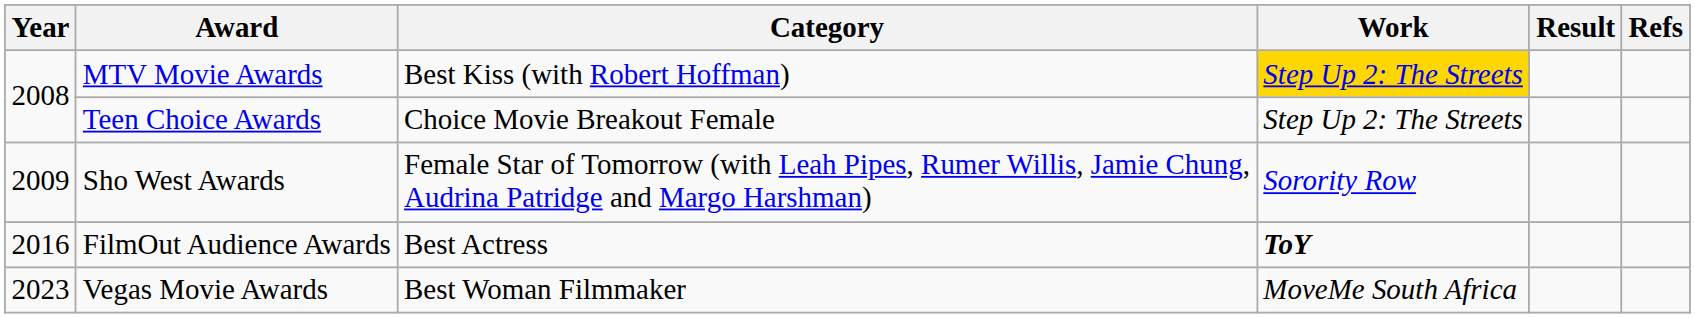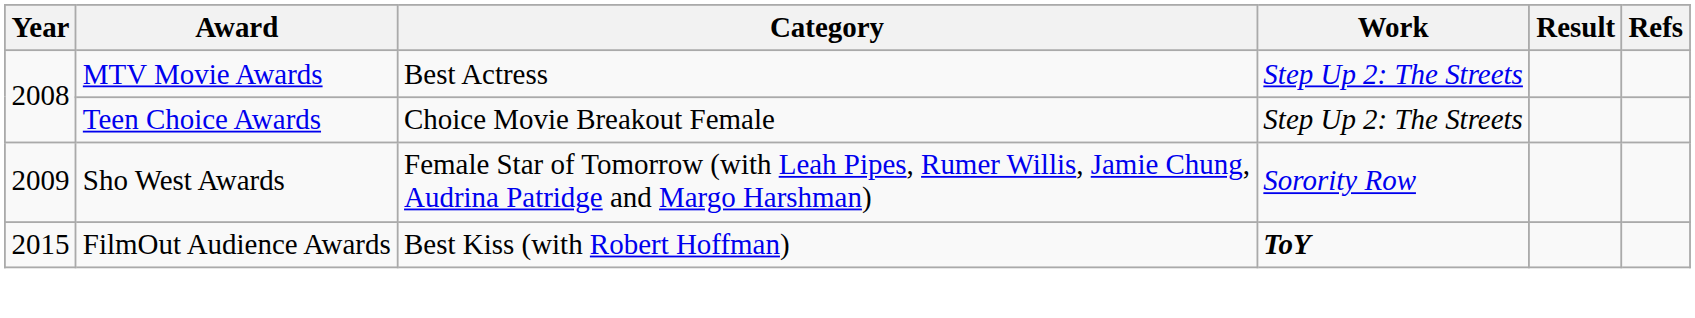(597, 73) Best Kiss (with Robert Hoffman) -> (476, 73) Best Actress
(1393, 73) gold background -> (1393, 73) no background
(41, 243) 2016 -> (41, 243) 2015
(476, 243) Best Actress -> (597, 243) Best Kiss (with Robert Hoffman)
- row: (205, 289)
